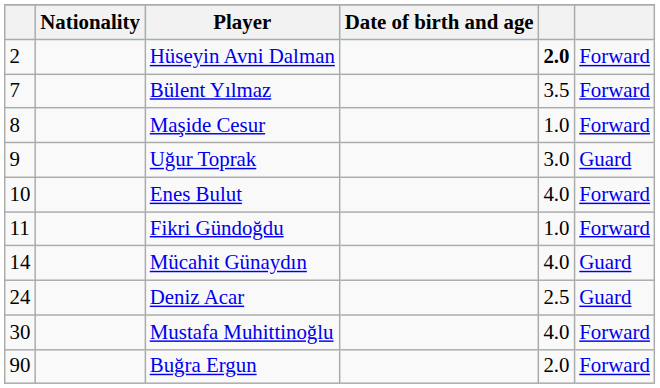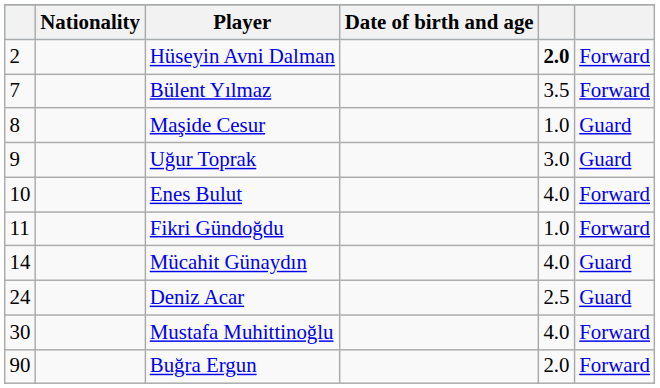(615, 125) Forward -> (605, 125) Guard
